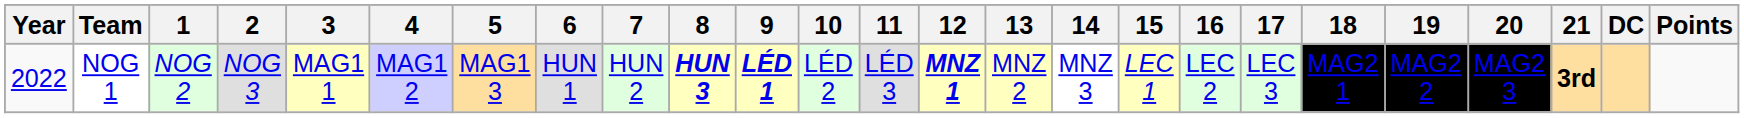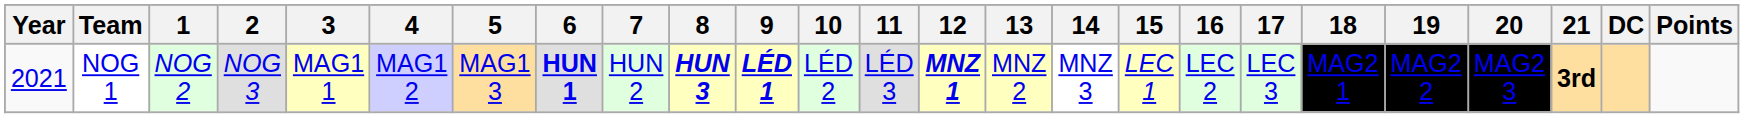(39, 78) 2022 -> (39, 78) 2021
(570, 78) normal -> (570, 78) bold
